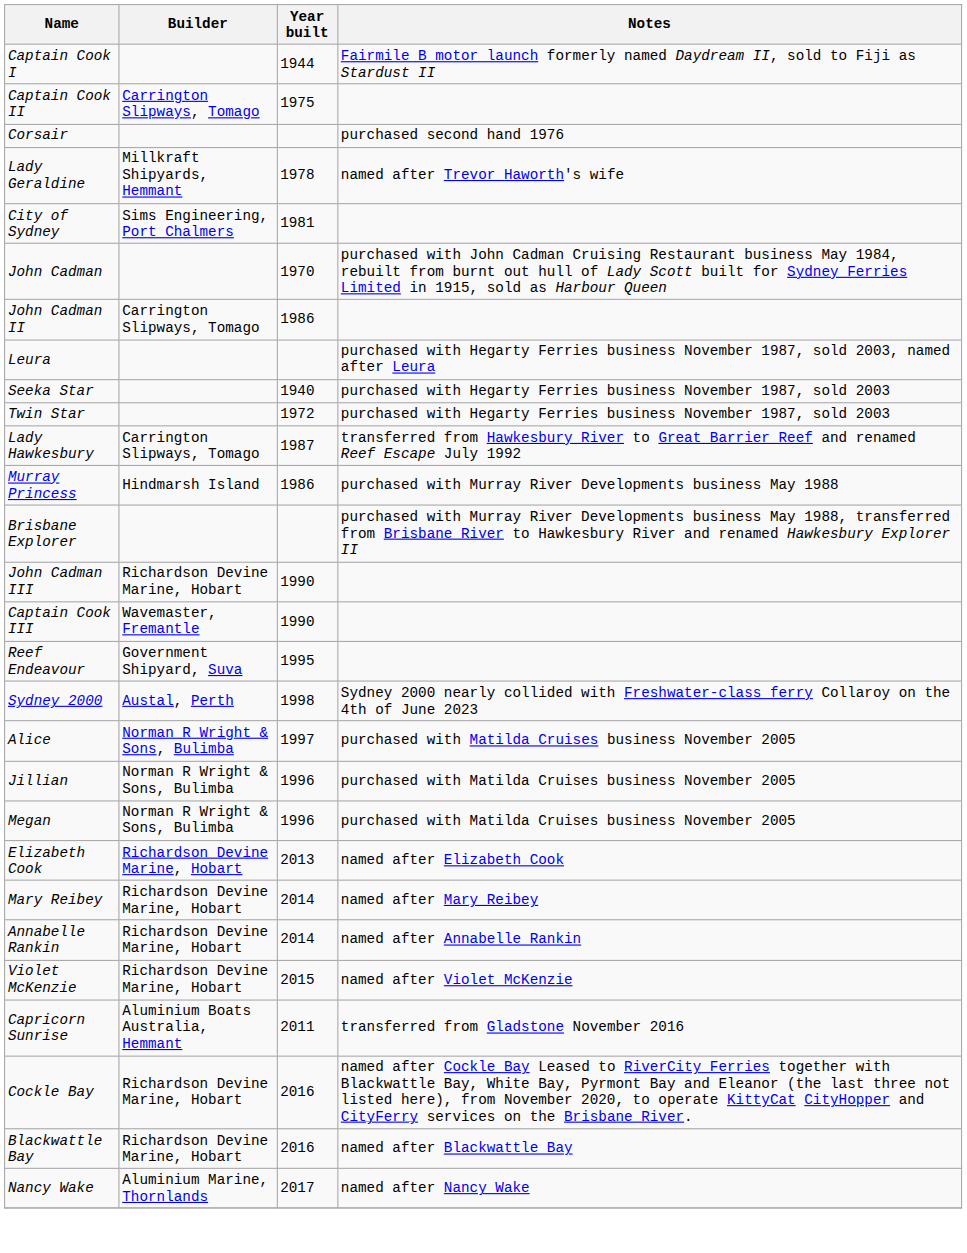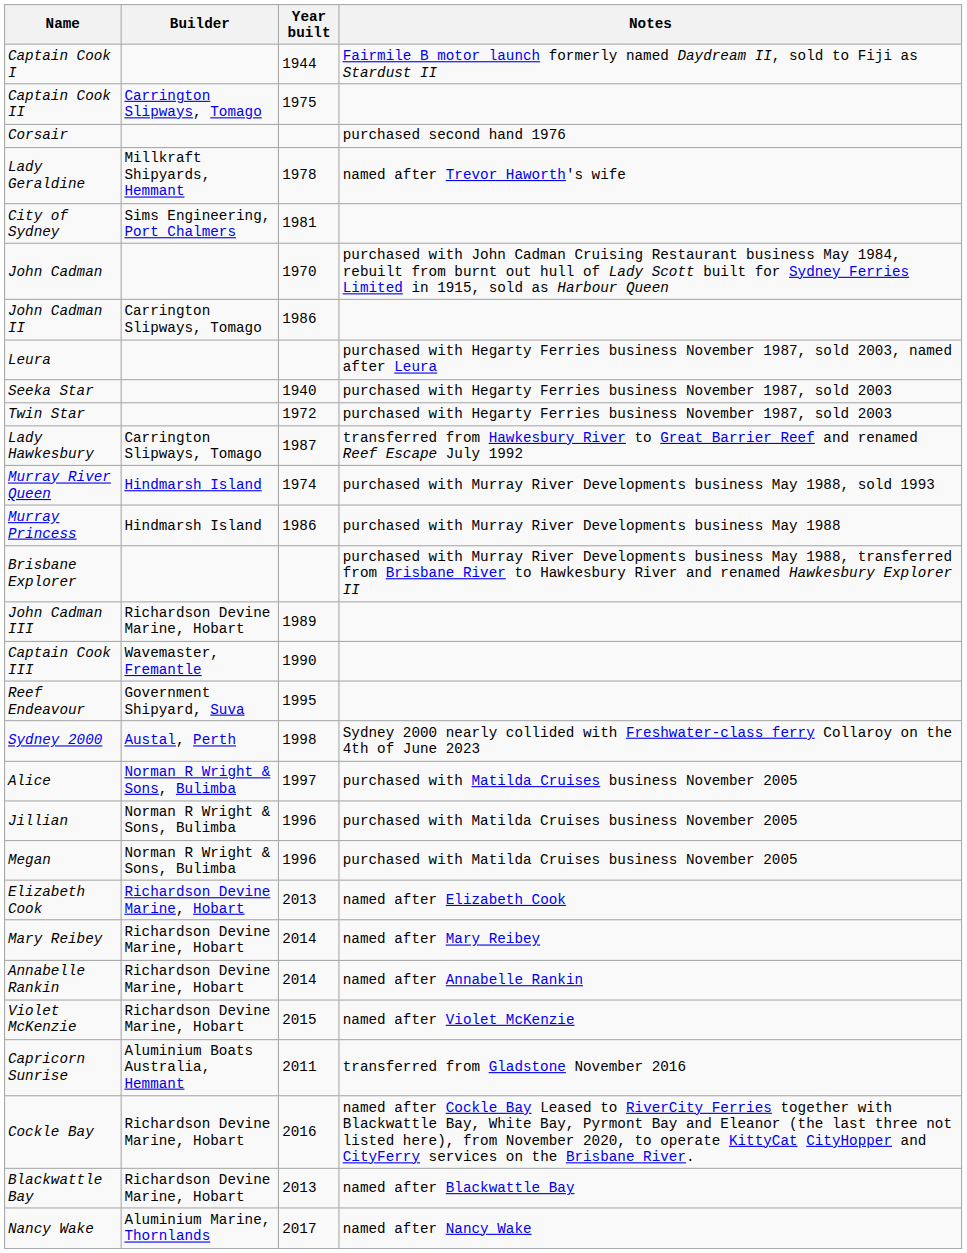+ row: (59, 486)
(297, 582) 1990 -> (299, 622) 1989
(297, 1149) 2016 -> (299, 1189) 2013
